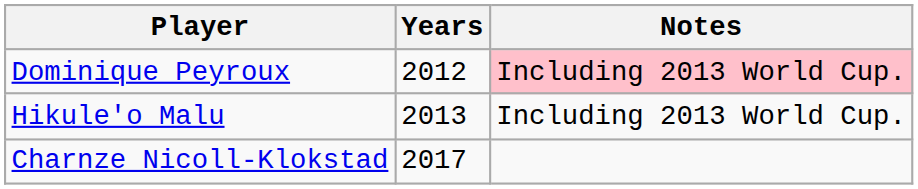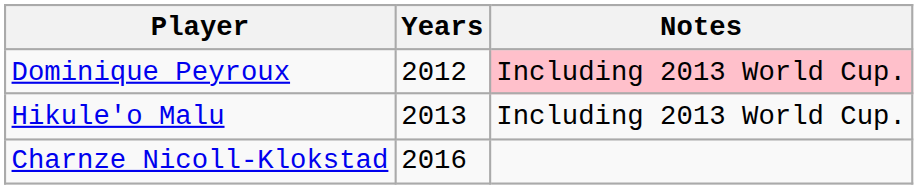(434, 161) 2017 -> (434, 161) 2016
